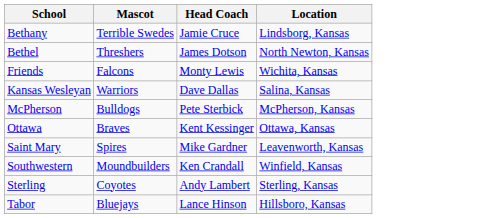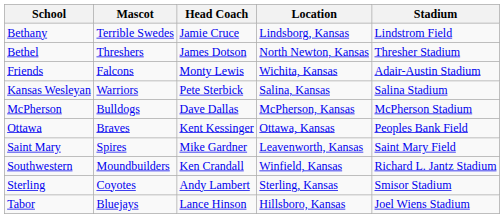+ column: (435, 14)
(209, 90) Dave Dallas -> (211, 90) Pete Sterbick
(211, 109) Pete Sterbick -> (209, 109) Dave Dallas
